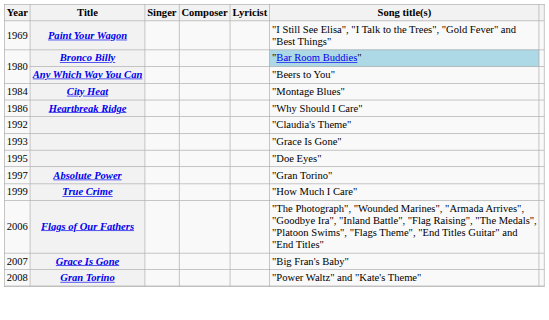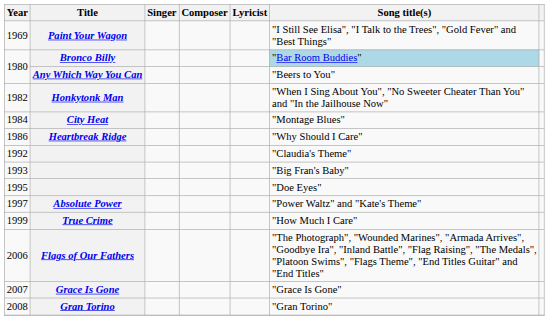+ row: (17, 97)
(307, 141) "Grace Is Gone" -> (310, 170) "Big Fran's Baby"
(302, 175) "Gran Torino" -> (347, 204) "Power Waltz" and "Kate's Theme"
(310, 261) "Big Fran's Baby" -> (307, 289) "Grace Is Gone"
(347, 278) "Power Waltz" and "Kate's Theme" -> (302, 306) "Gran Torino"
